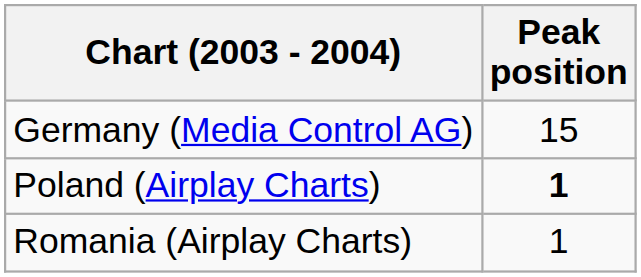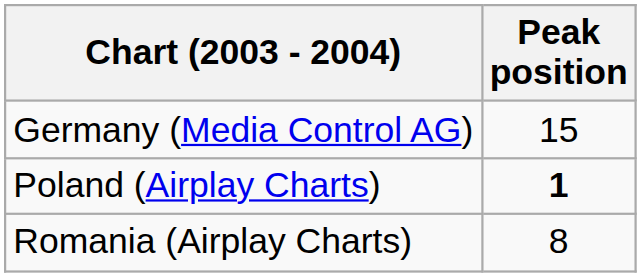(559, 241) 1 -> (559, 241) 8
